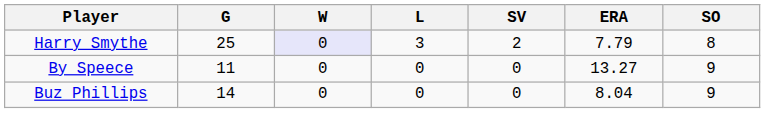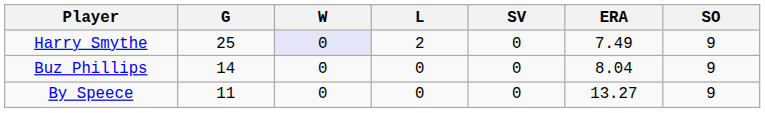(420, 43) 3 -> (420, 43) 2
(517, 43) 2 -> (517, 43) 0
(614, 43) 7.79 -> (614, 43) 7.49
(711, 43) 8 -> (711, 43) 9
rows swapped: (91, 94) <-> (91, 69)
